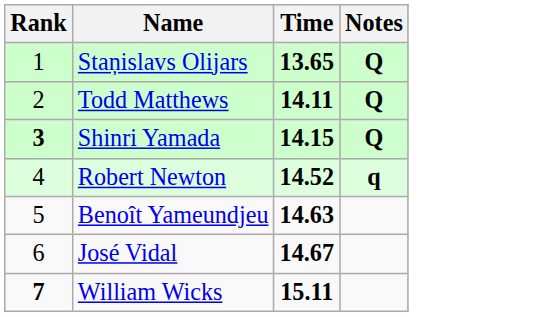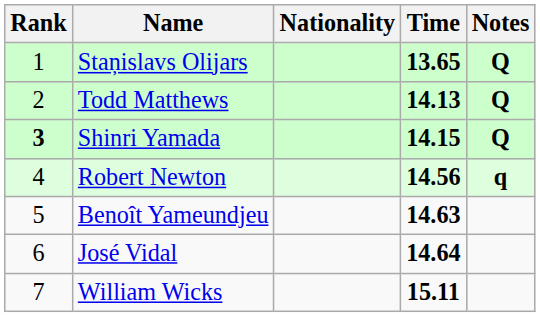+ column: (337, 23)
(307, 100) 14.11 -> (433, 100) 14.13
(307, 176) 14.52 -> (433, 176) 14.56
(307, 253) 14.67 -> (433, 253) 14.64
(39, 291) bold -> (39, 291) normal
